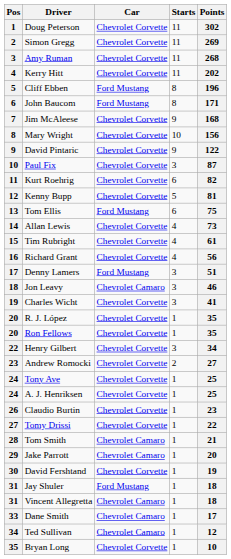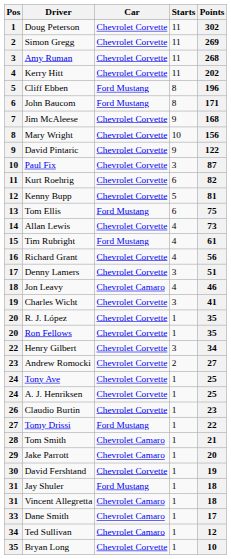(132, 241) Chevrolet Corvette -> (123, 241) Ford Mustang
(123, 272) Ford Mustang -> (132, 272) Chevrolet Corvette
(174, 287) 3 -> (174, 287) 4
(132, 425) Chevrolet Corvette -> (123, 425) Ford Mustang
